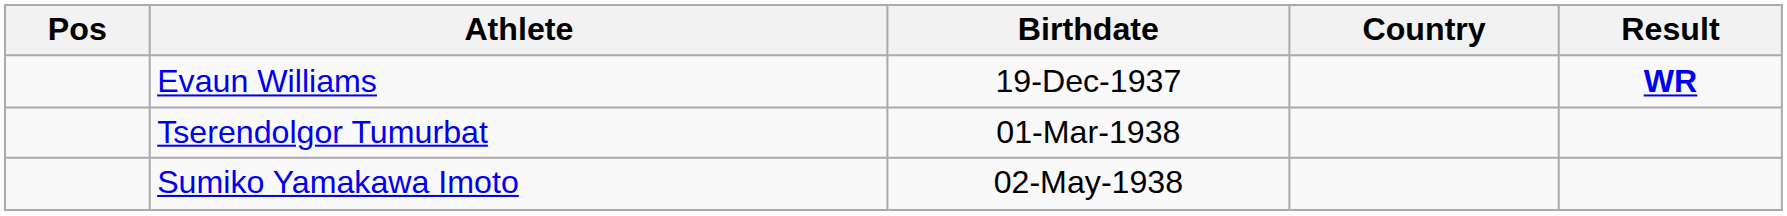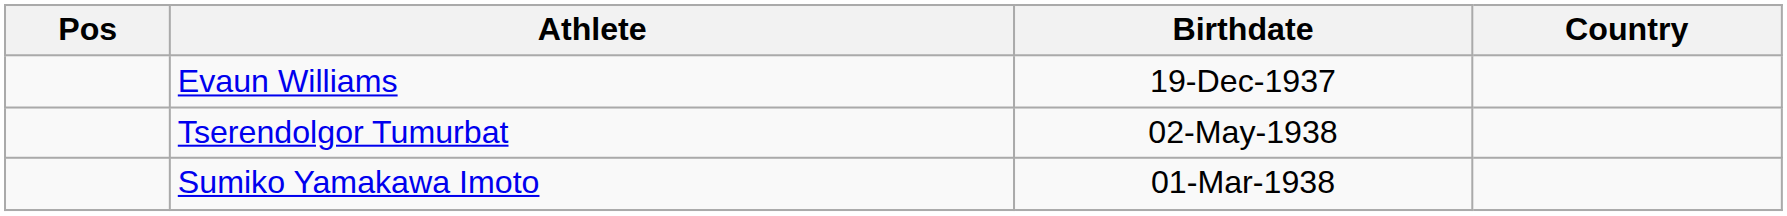- column: (1670, 30)
(1088, 132) 01-Mar-1938 -> (1243, 132) 02-May-1938
(1088, 183) 02-May-1938 -> (1243, 183) 01-Mar-1938
